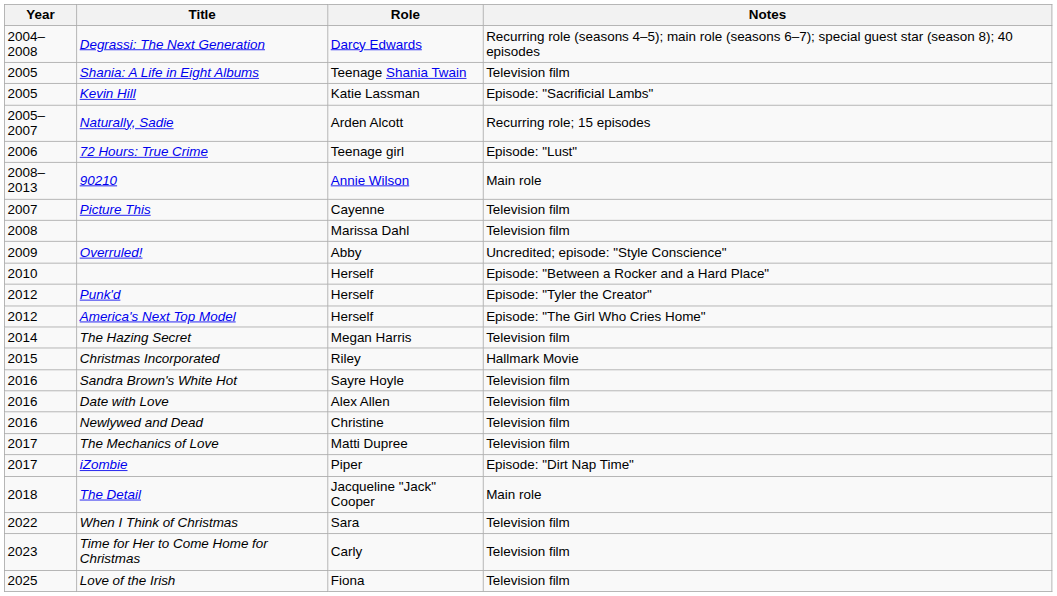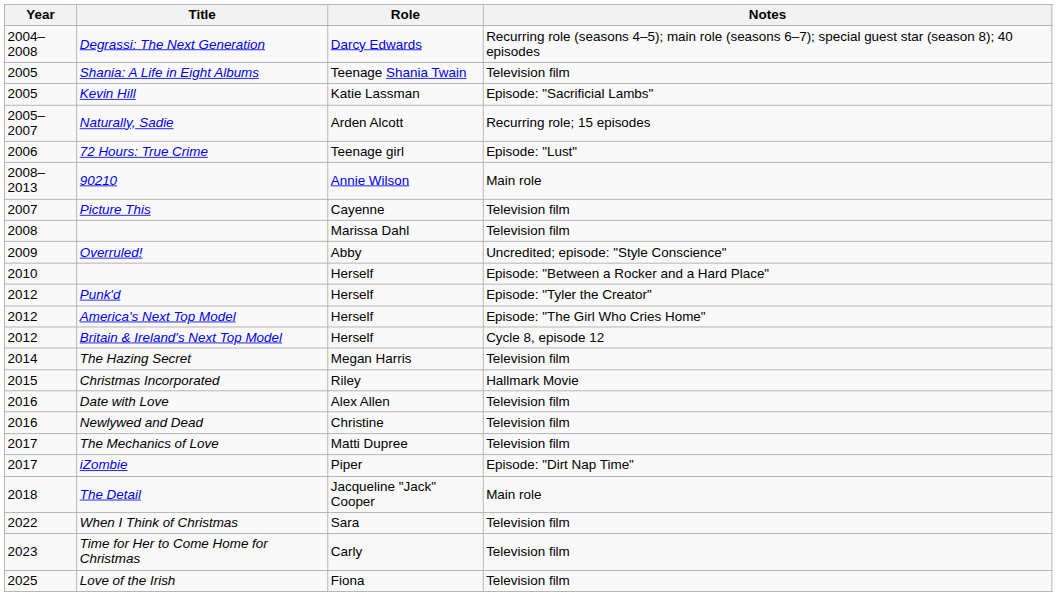+ row: (181, 337)
- row: (158, 380)
